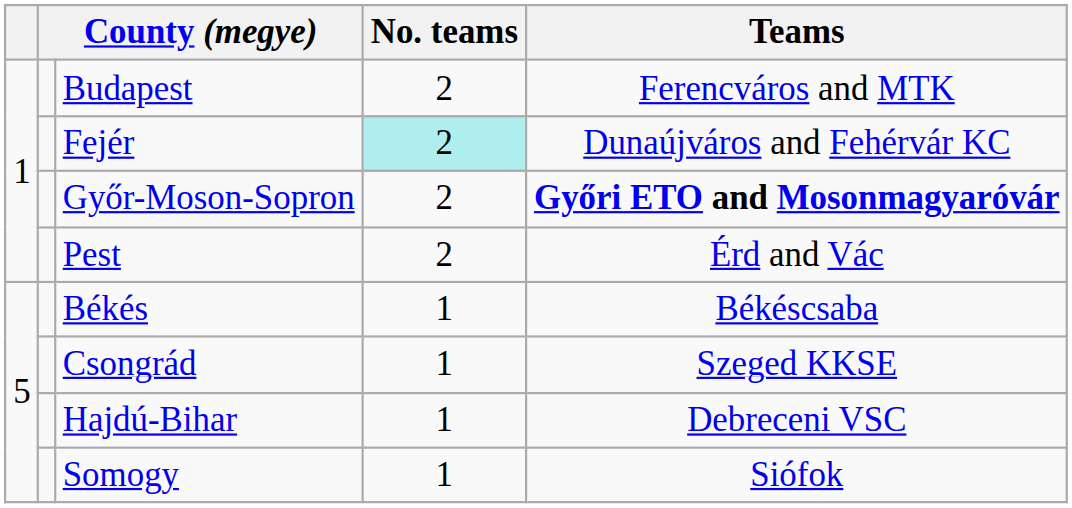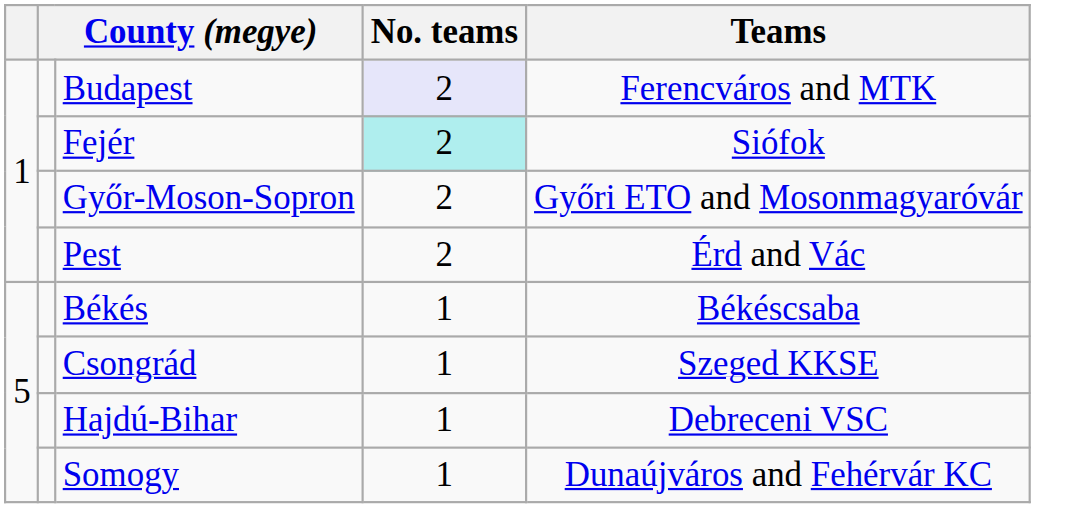(444, 87) no background -> (444, 87) lavender background
(797, 142) Dunaújváros and Fehérvár KC -> (778, 142) Siófok
(797, 198) bold -> (778, 198) normal
(797, 474) Siófok -> (778, 474) Dunaújváros and Fehérvár KC
